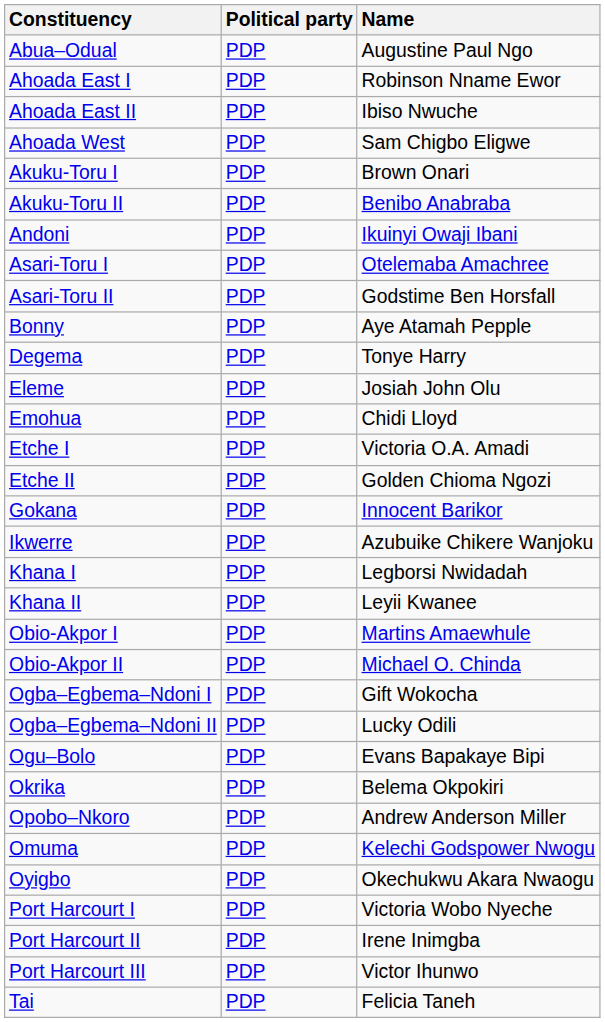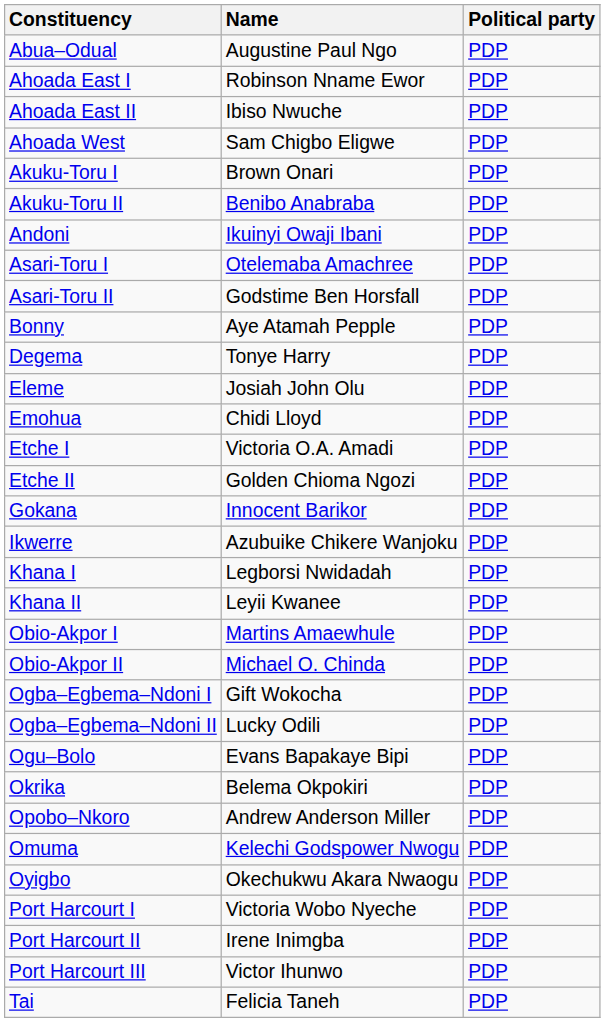columns swapped: (388, 19) <-> (289, 19)
